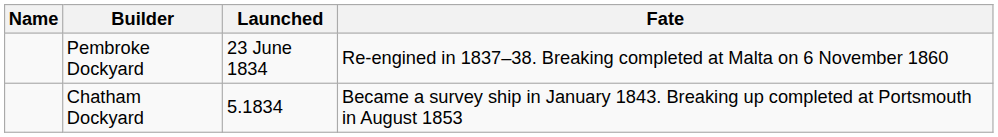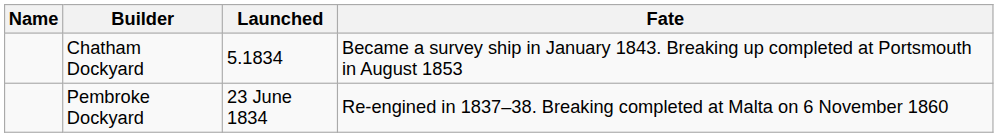rows swapped: (108, 58) <-> (105, 107)
